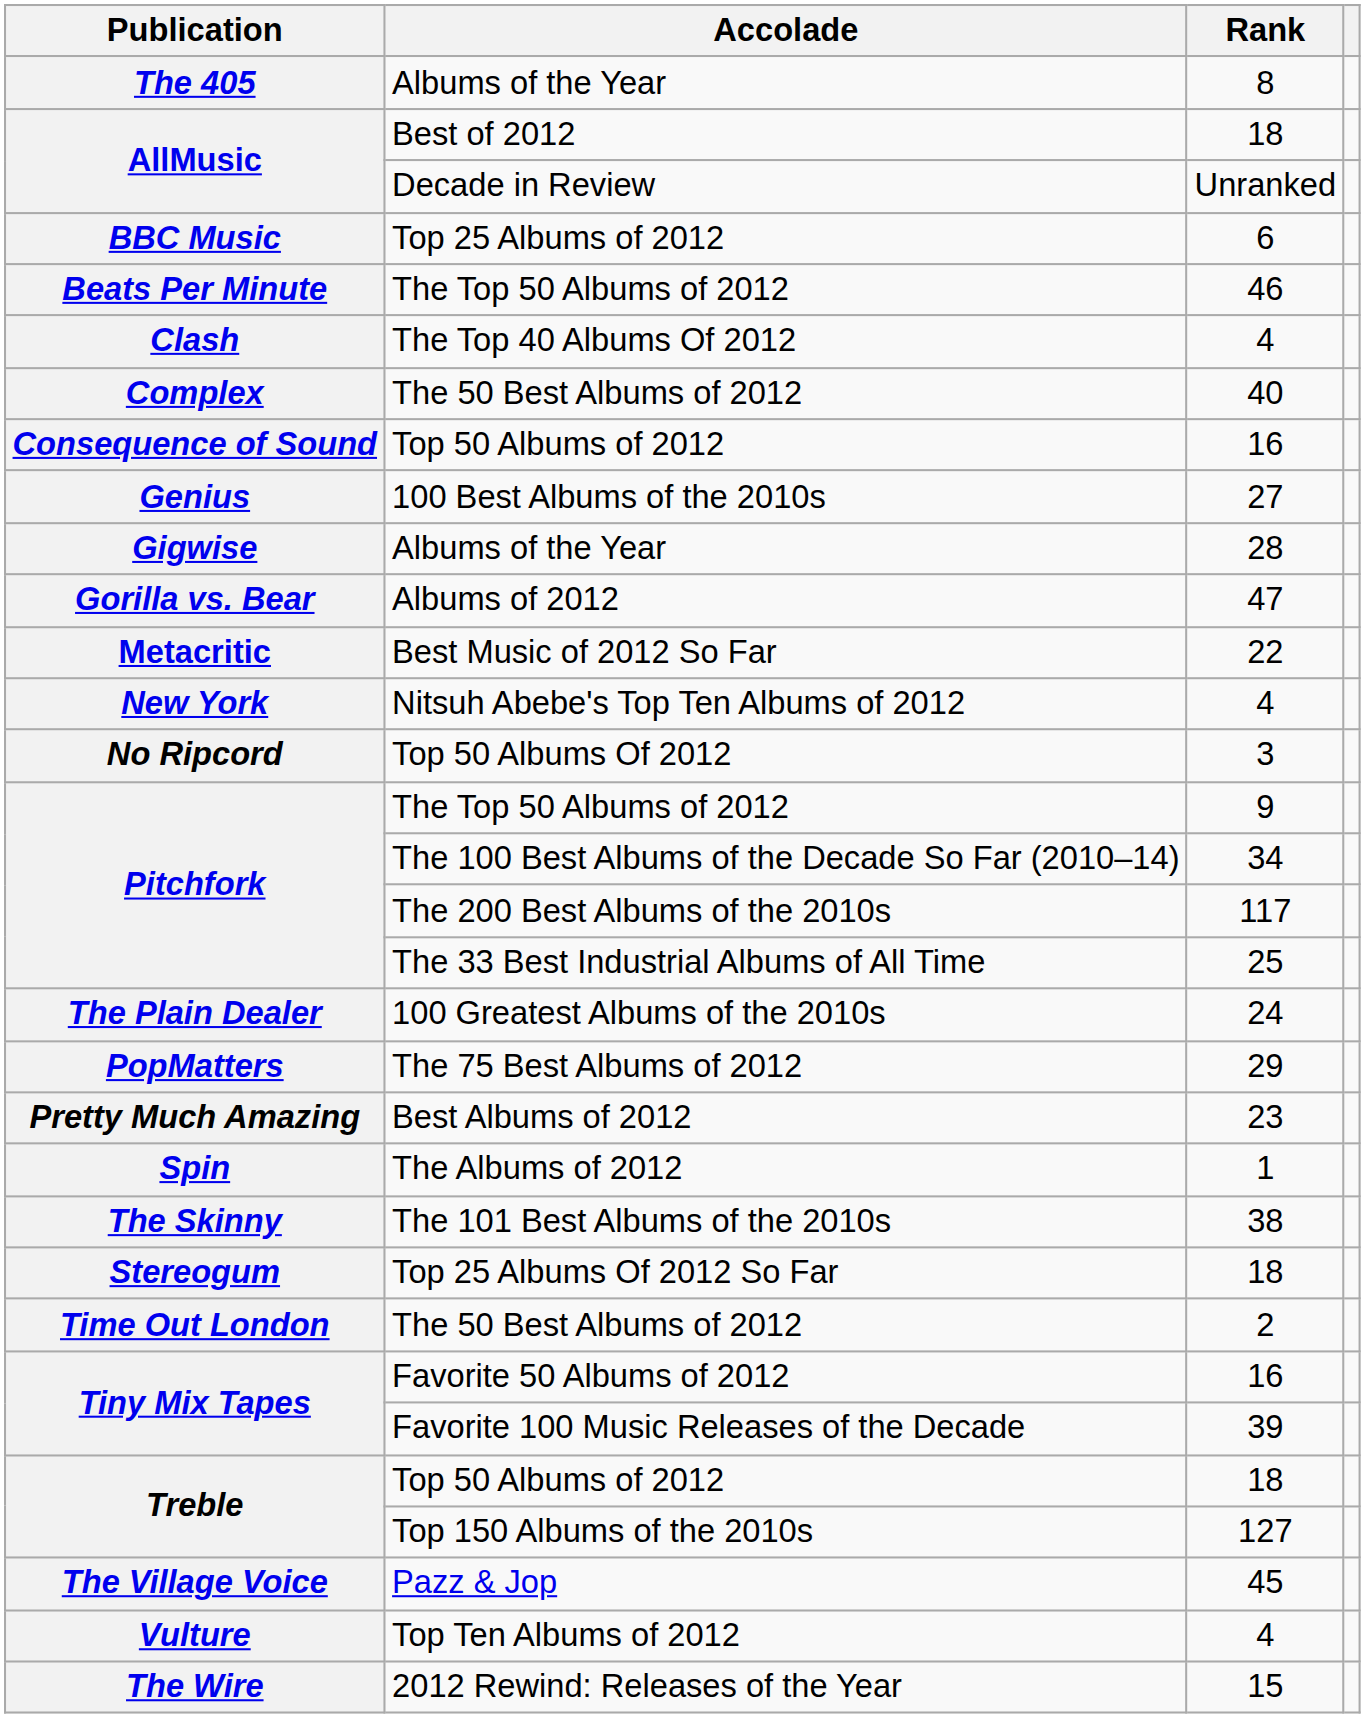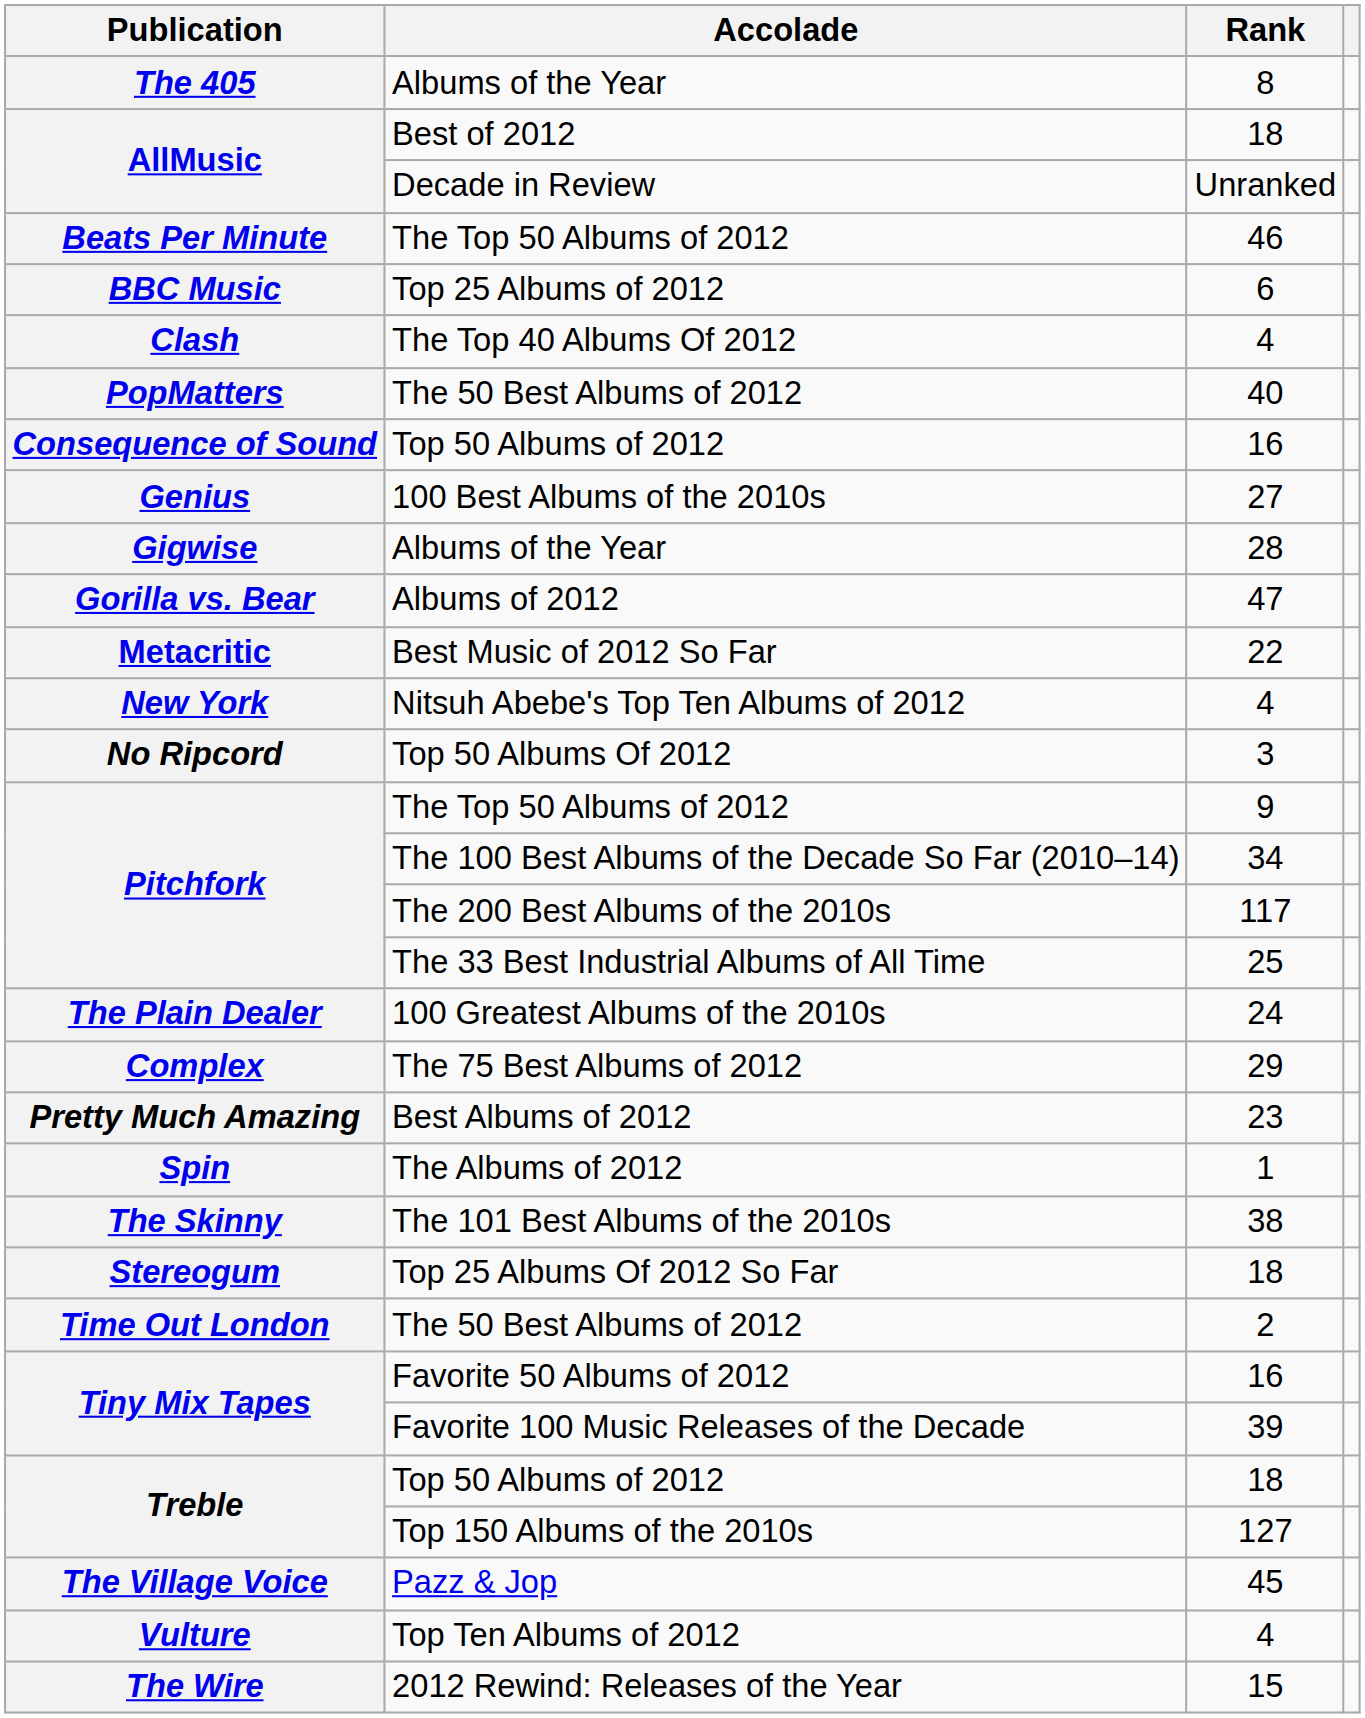rows swapped: (558, 237) <-> (590, 289)
(195, 392) Complex -> (195, 392) PopMatters
(195, 1065) PopMatters -> (195, 1065) Complex
